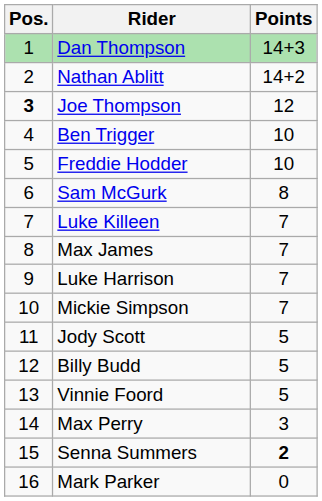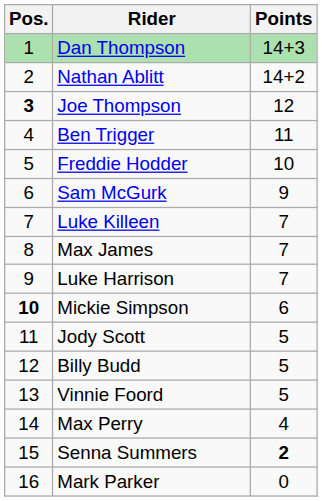(284, 135) 10 -> (284, 135) 11
(284, 192) 8 -> (284, 192) 9
(29, 308) normal -> (29, 308) bold
(284, 308) 7 -> (284, 308) 6
(284, 424) 3 -> (284, 424) 4
